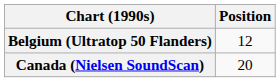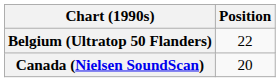(245, 40) 12 -> (245, 40) 22
